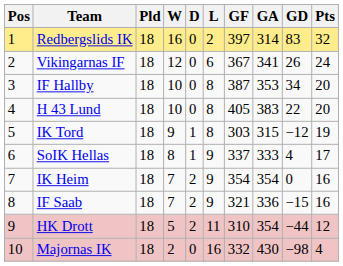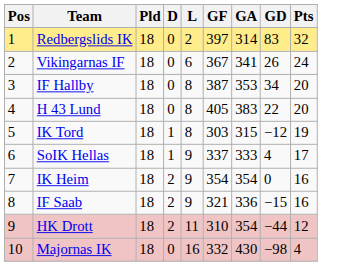- column: (175, 16)
